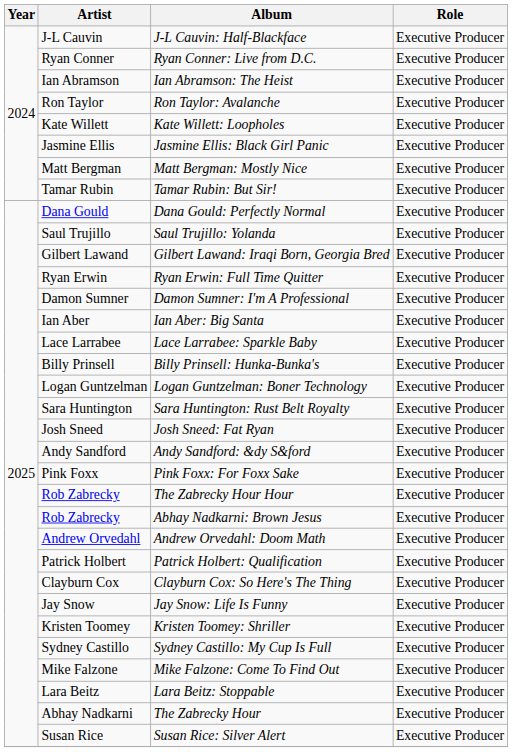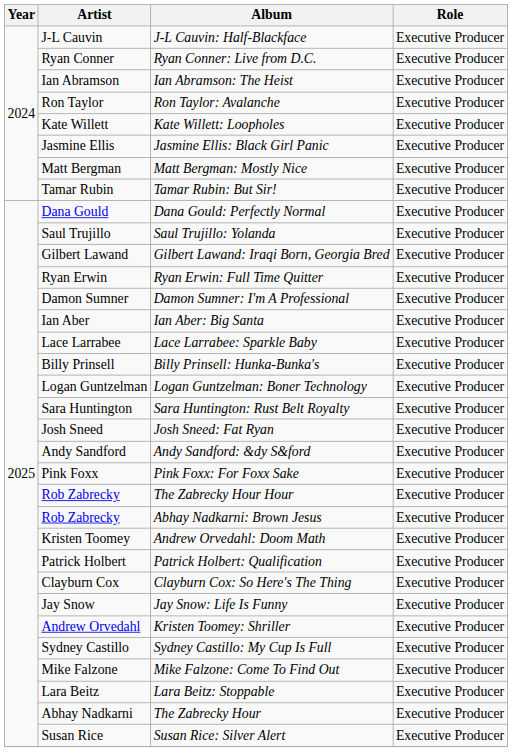(91, 539) Andrew Orvedahl -> (86, 539) Kristen Toomey
(86, 626) Kristen Toomey -> (91, 626) Andrew Orvedahl
